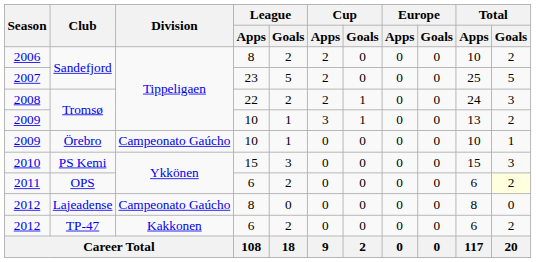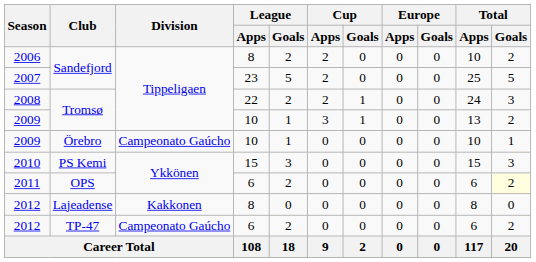(174, 204) Campeonato Gaúcho -> (174, 204) Kakkonen
(174, 225) Kakkonen -> (174, 225) Campeonato Gaúcho
